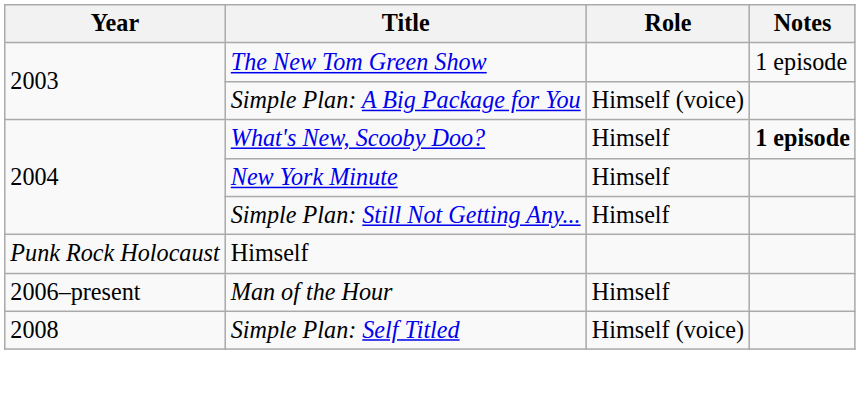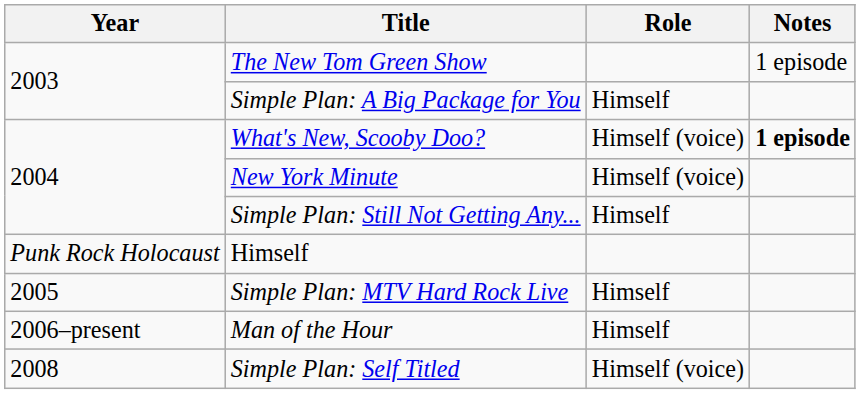(668, 100) Himself (voice) -> (631, 100) Himself
(631, 138) Himself -> (668, 138) Himself (voice)
(631, 176) Himself -> (668, 176) Himself (voice)
+ row: (400, 291)
